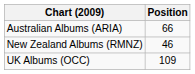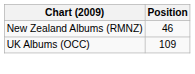- row: (64, 28)
